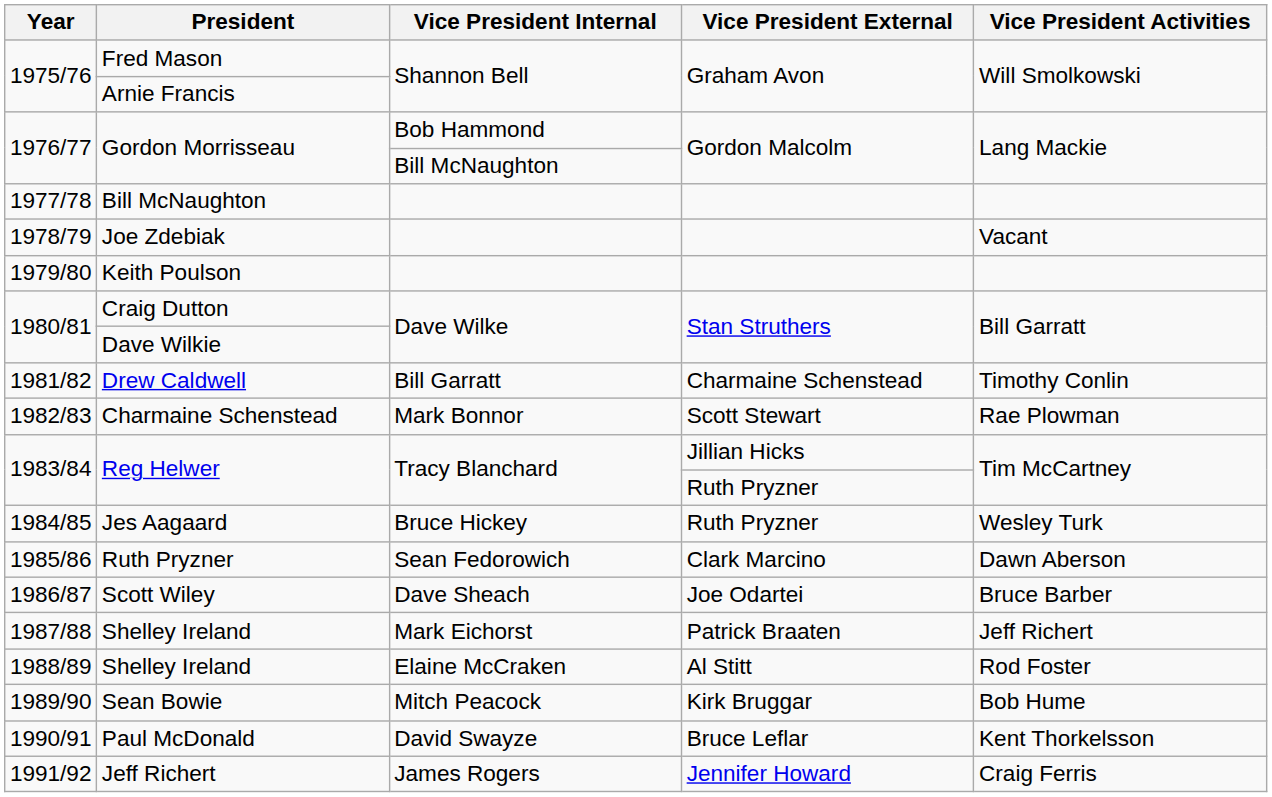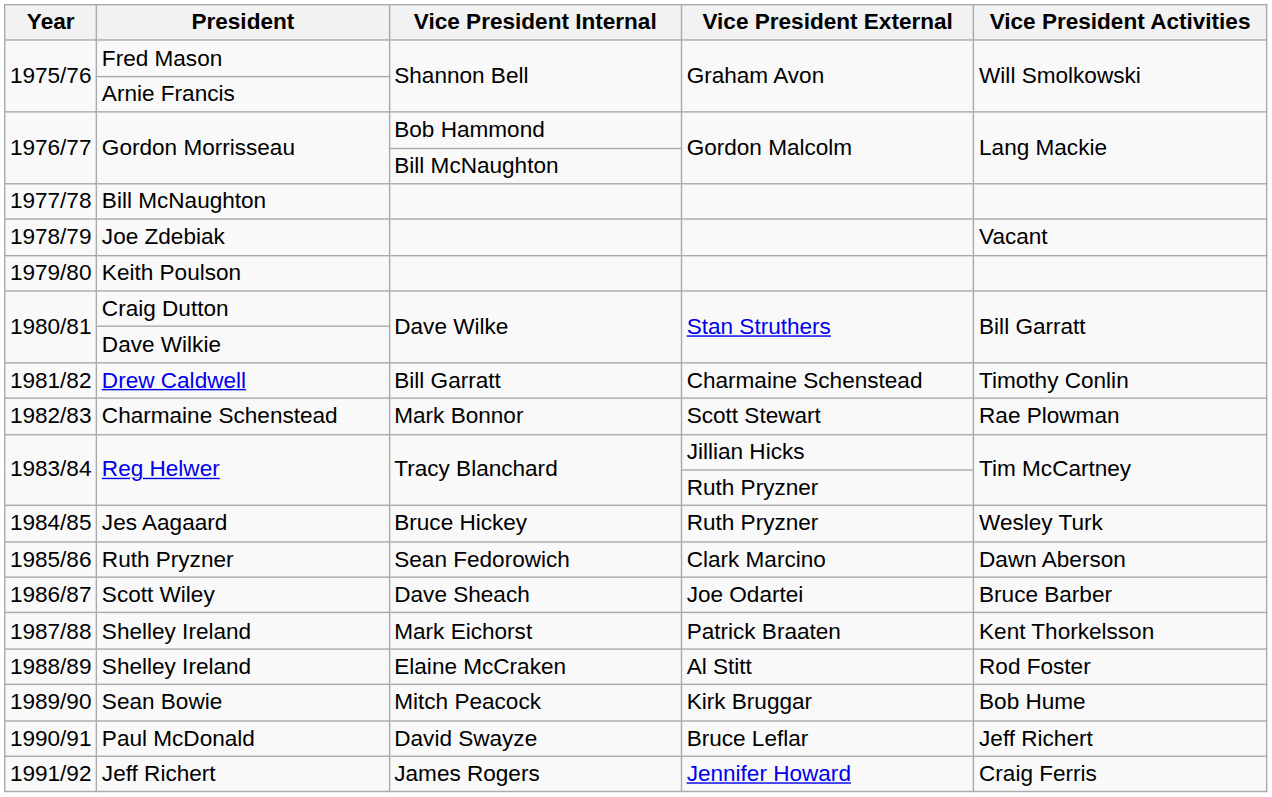(1036, 630) Jeff Richert -> (1067, 630) Kent Thorkelsson
(1067, 737) Kent Thorkelsson -> (1036, 737) Jeff Richert
